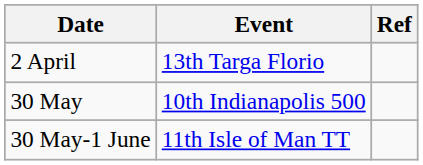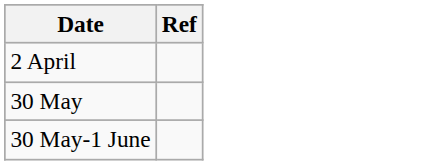- column: (264, 23)
